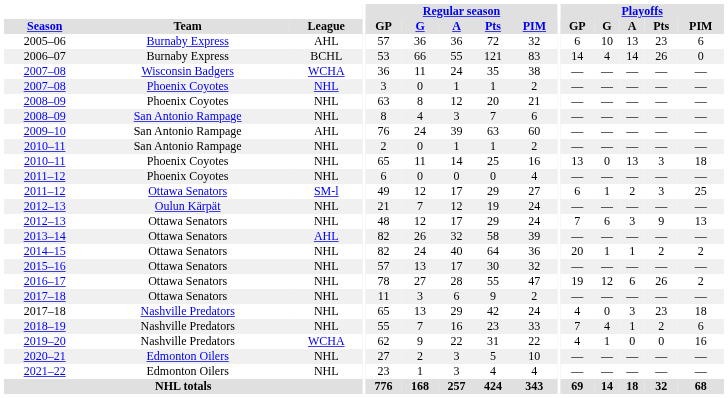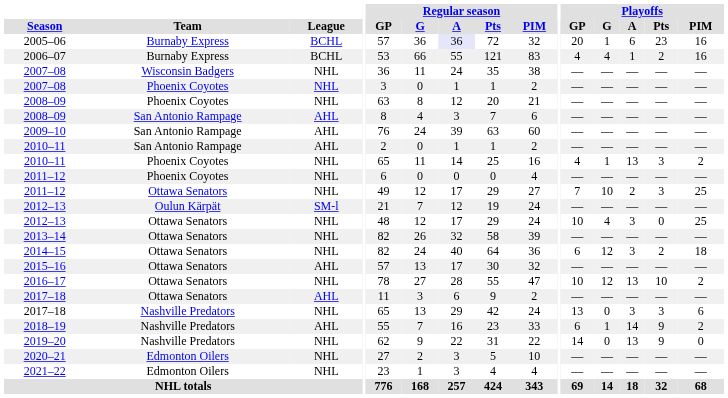(326, 41) AHL -> (326, 41) BCHL
(456, 41) no background -> (456, 41) lavender background
(577, 41) 6 -> (577, 41) 20
(607, 41) 10 -> (607, 41) 1
(632, 41) 13 -> (632, 41) 6
(701, 41) 6 -> (701, 41) 16
(577, 56) 14 -> (577, 56) 4
(632, 56) 14 -> (632, 56) 1
(661, 56) 26 -> (661, 56) 2
(701, 56) 0 -> (701, 56) 16
(326, 71) WCHA -> (326, 71) NHL
(326, 116) NHL -> (326, 116) AHL
(326, 146) NHL -> (326, 146) AHL
(577, 161) 13 -> (577, 161) 4
(607, 161) 0 -> (607, 161) 1
(701, 161) 18 -> (701, 161) 2
(326, 191) SM-l -> (326, 191) NHL
(577, 191) 6 -> (577, 191) 7
(607, 191) 1 -> (607, 191) 10
(326, 206) NHL -> (326, 206) SM-l
(577, 221) 7 -> (577, 221) 10
(607, 221) 6 -> (607, 221) 4
(661, 221) 9 -> (661, 221) 0
(701, 221) 13 -> (701, 221) 25
(326, 236) AHL -> (326, 236) NHL
(577, 251) 20 -> (577, 251) 6
(607, 251) 1 -> (607, 251) 12
(632, 251) 1 -> (632, 251) 3
(701, 251) 2 -> (701, 251) 18
(326, 266) NHL -> (326, 266) AHL
(577, 281) 19 -> (577, 281) 10
(632, 281) 6 -> (632, 281) 13
(661, 281) 26 -> (661, 281) 10
(326, 296) NHL -> (326, 296) AHL
(577, 311) 4 -> (577, 311) 13
(661, 311) 23 -> (661, 311) 3
(701, 311) 18 -> (701, 311) 6
(326, 326) NHL -> (326, 326) AHL
(577, 326) 7 -> (577, 326) 6
(607, 326) 4 -> (607, 326) 1
(632, 326) 1 -> (632, 326) 14
(661, 326) 2 -> (661, 326) 9
(701, 326) 6 -> (701, 326) 2
(326, 341) WCHA -> (326, 341) NHL
(577, 341) 4 -> (577, 341) 14
(607, 341) 1 -> (607, 341) 0
(632, 341) 0 -> (632, 341) 13
(661, 341) 0 -> (661, 341) 9
(701, 341) 16 -> (701, 341) 0
